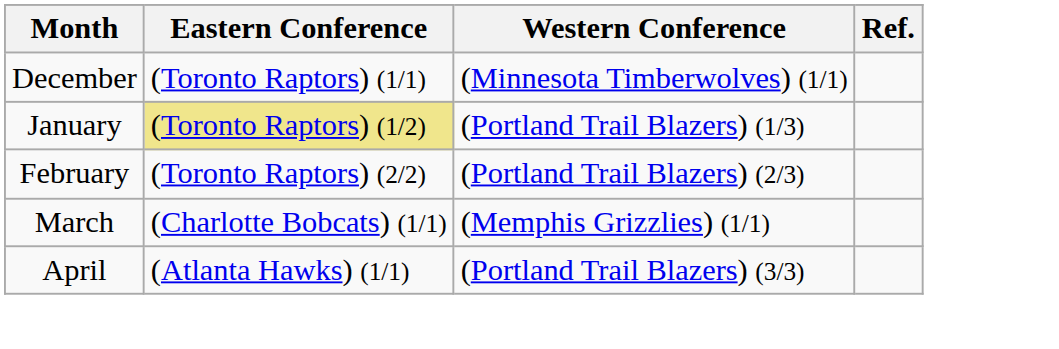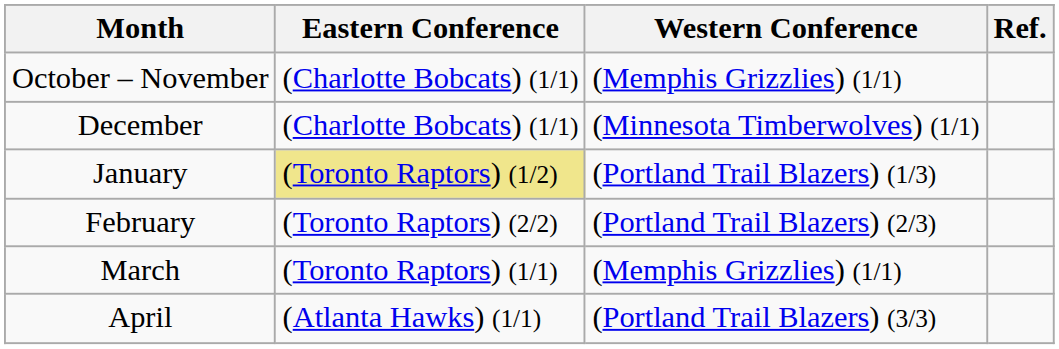+ row: (140, 76)
(288, 76) (Toronto Raptors) (1/1) -> (430, 125) (Charlotte Bobcats) (1/1)
(299, 221) (Charlotte Bobcats) (1/1) -> (420, 269) (Toronto Raptors) (1/1)
